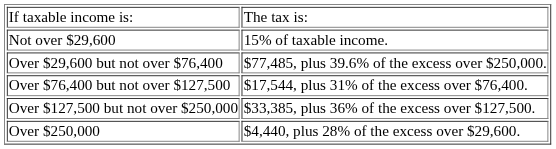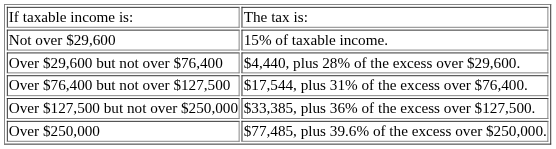(395, 62) $77,485, plus 39.6% of the excess over $250,000. -> (382, 62) $4,440, plus 28% of the excess over $29,600.
(382, 131) $4,440, plus 28% of the excess over $29,600. -> (395, 131) $77,485, plus 39.6% of the excess over $250,000.
